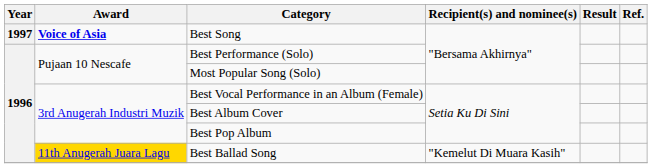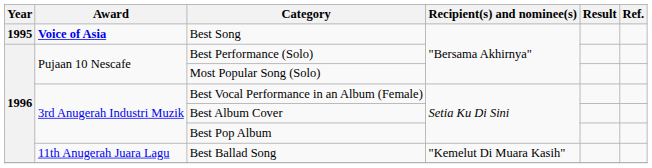(20, 34) 1997 -> (20, 34) 1995
(104, 152) gold background -> (104, 152) no background
